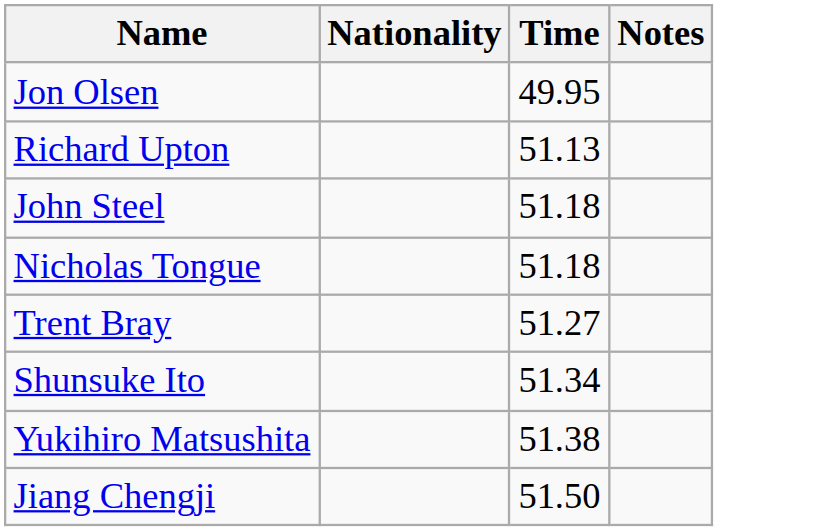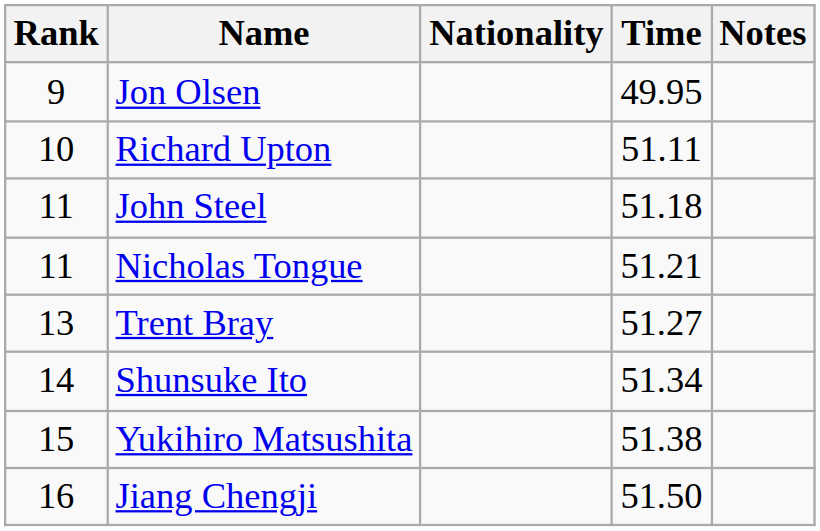+ column: (56, 33)
(559, 149) 51.13 -> (661, 149) 51.11
(559, 264) 51.18 -> (661, 264) 51.21
